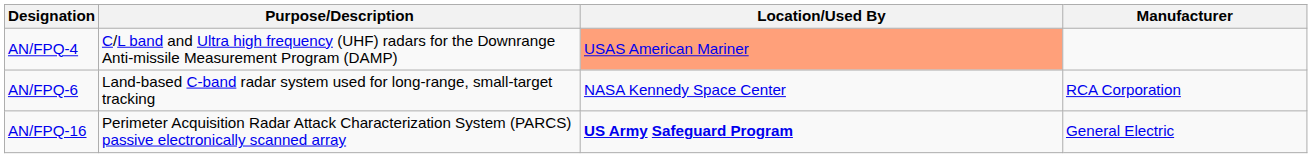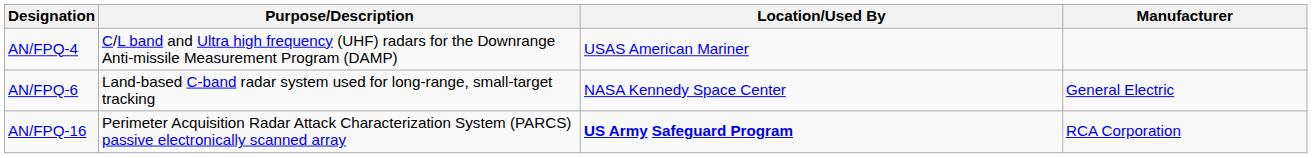(666, 49) lightsalmon background -> (666, 49) no background
(1123, 90) RCA Corporation -> (1120, 90) General Electric
(1120, 131) General Electric -> (1123, 131) RCA Corporation
